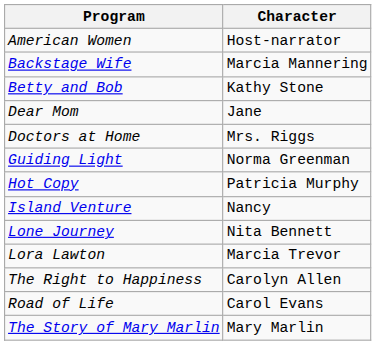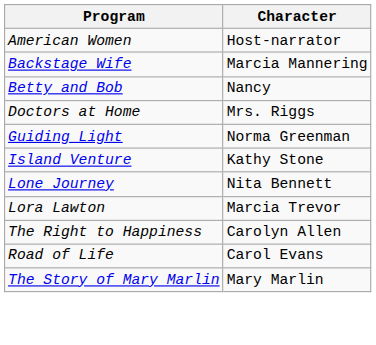(275, 88) Kathy Stone -> (249, 88) Nancy
- row: (43, 112)
- row: (43, 184)
(249, 208) Nancy -> (275, 160) Kathy Stone
